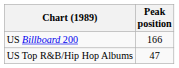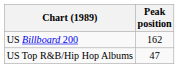(155, 39) 166 -> (155, 39) 162
